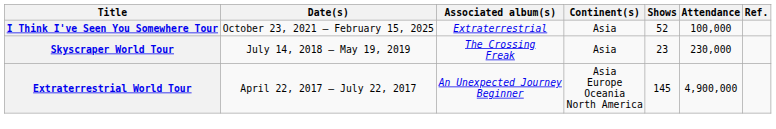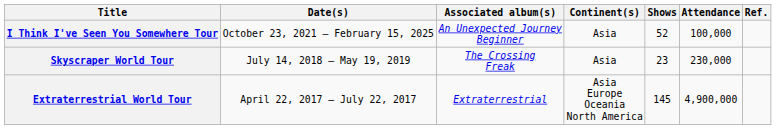(500, 28) Extraterrestrial -> (500, 34) An Unexpected Journey Beginner
(500, 88) An Unexpected Journey Beginner -> (500, 99) Extraterrestrial
